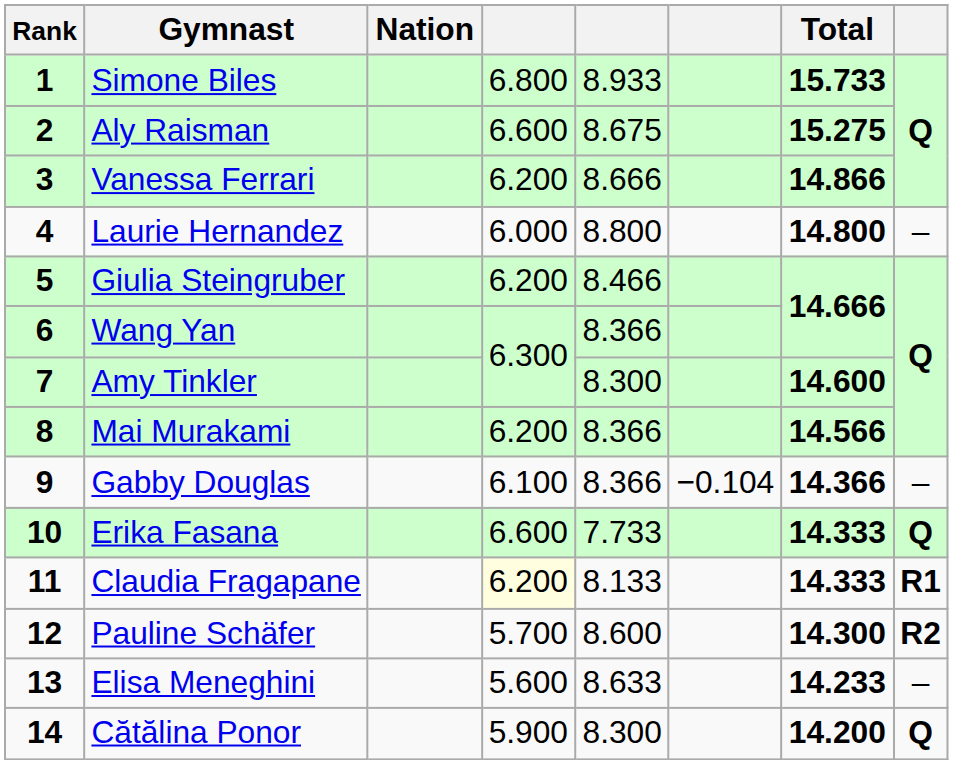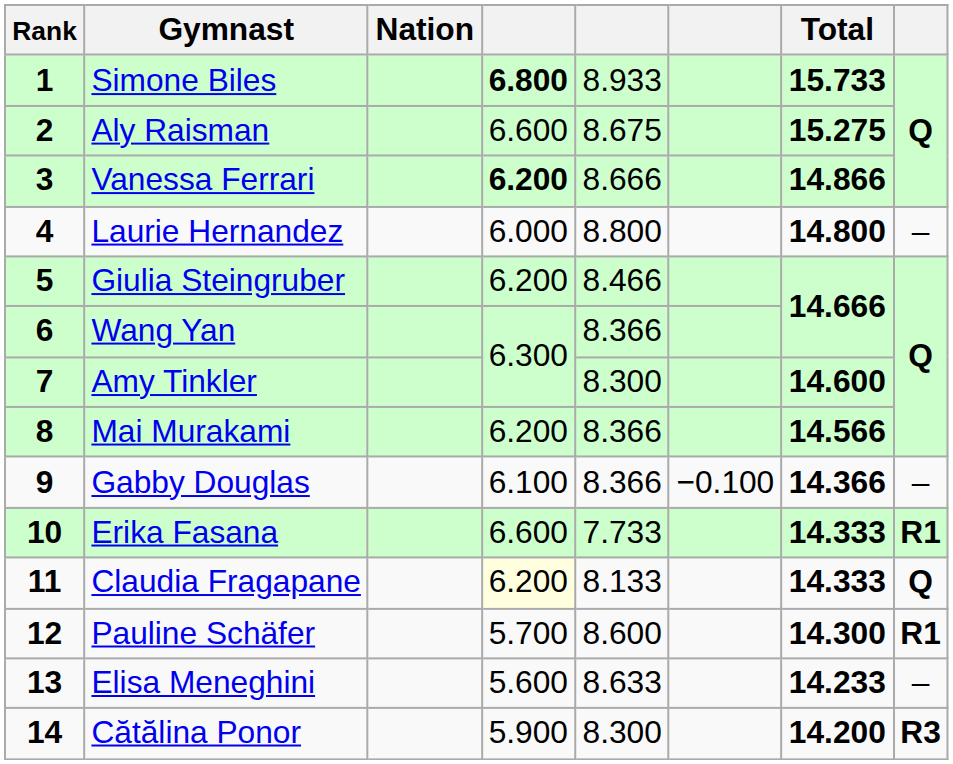(528, 79) normal -> (528, 79) bold
(528, 180) normal -> (528, 180) bold
(725, 481) −0.104 -> (725, 481) −0.100
(921, 532) Q -> (921, 532) R1
(921, 582) R1 -> (921, 582) Q
(921, 632) R2 -> (921, 632) R1
(921, 733) Q -> (921, 733) R3
